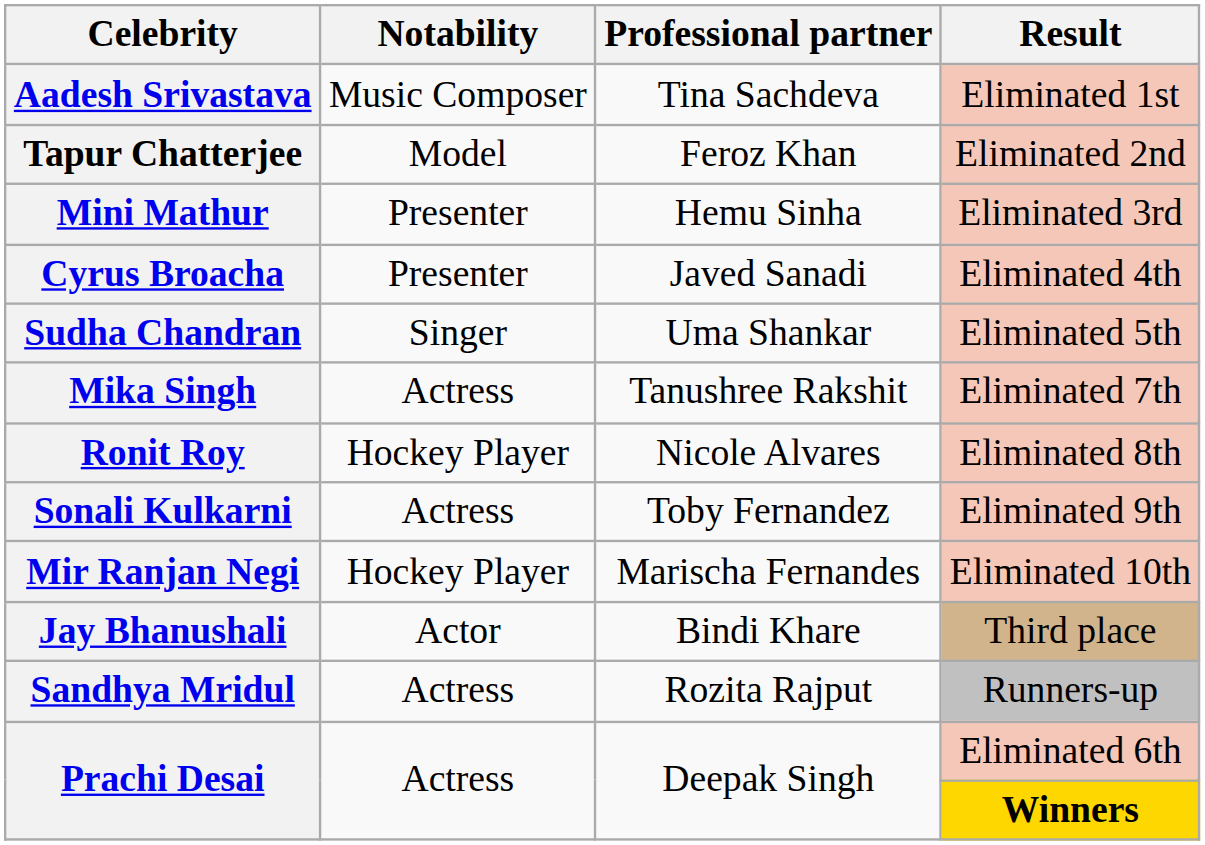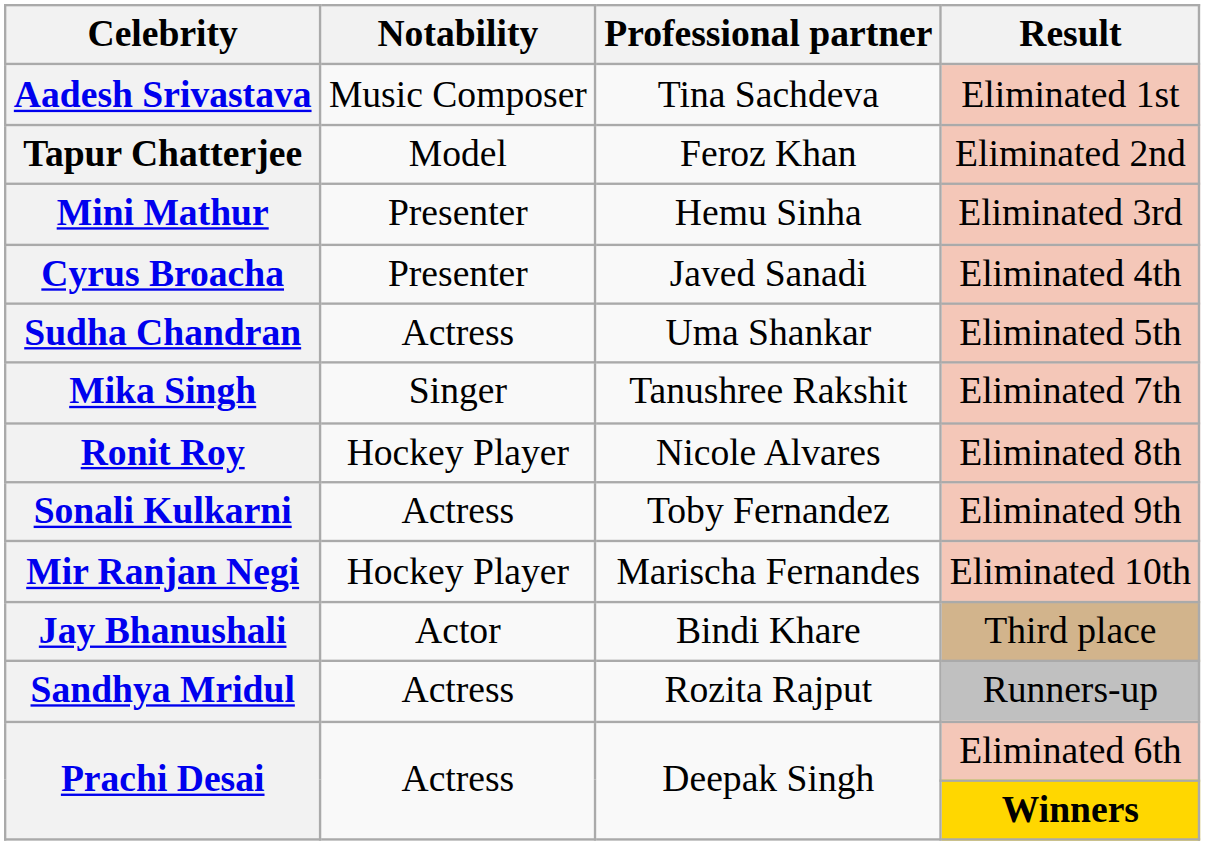(458, 332) Singer -> (458, 332) Actress
(458, 392) Actress -> (458, 392) Singer
